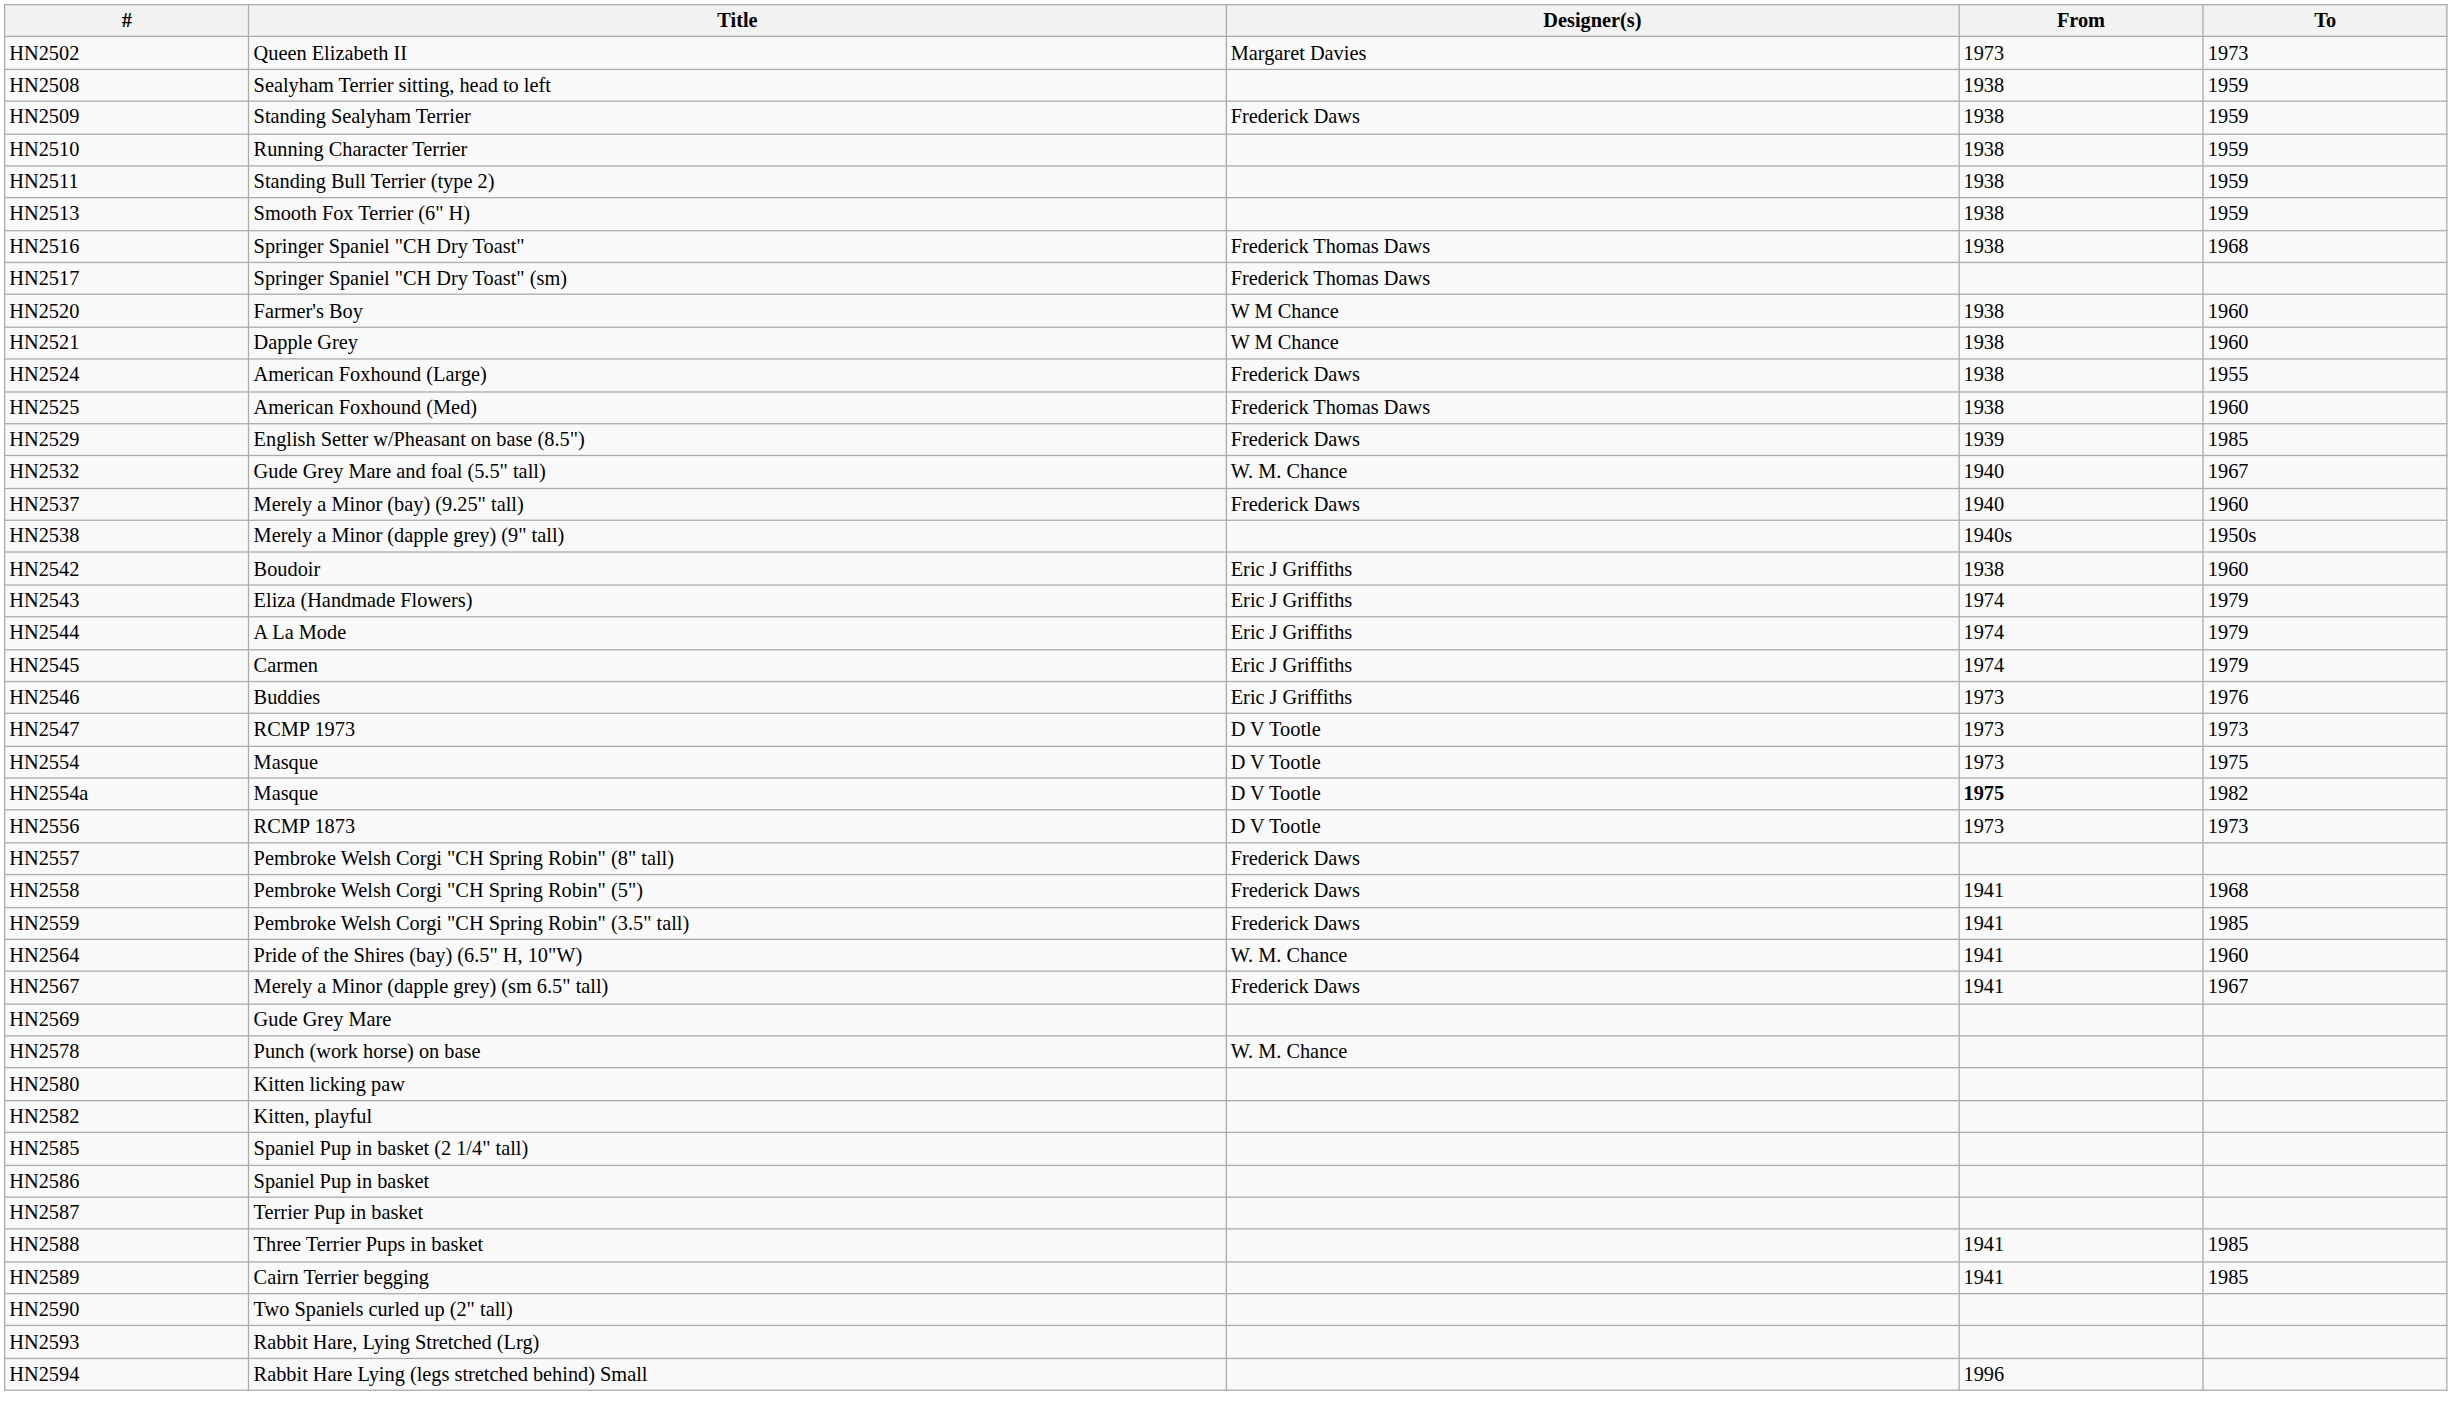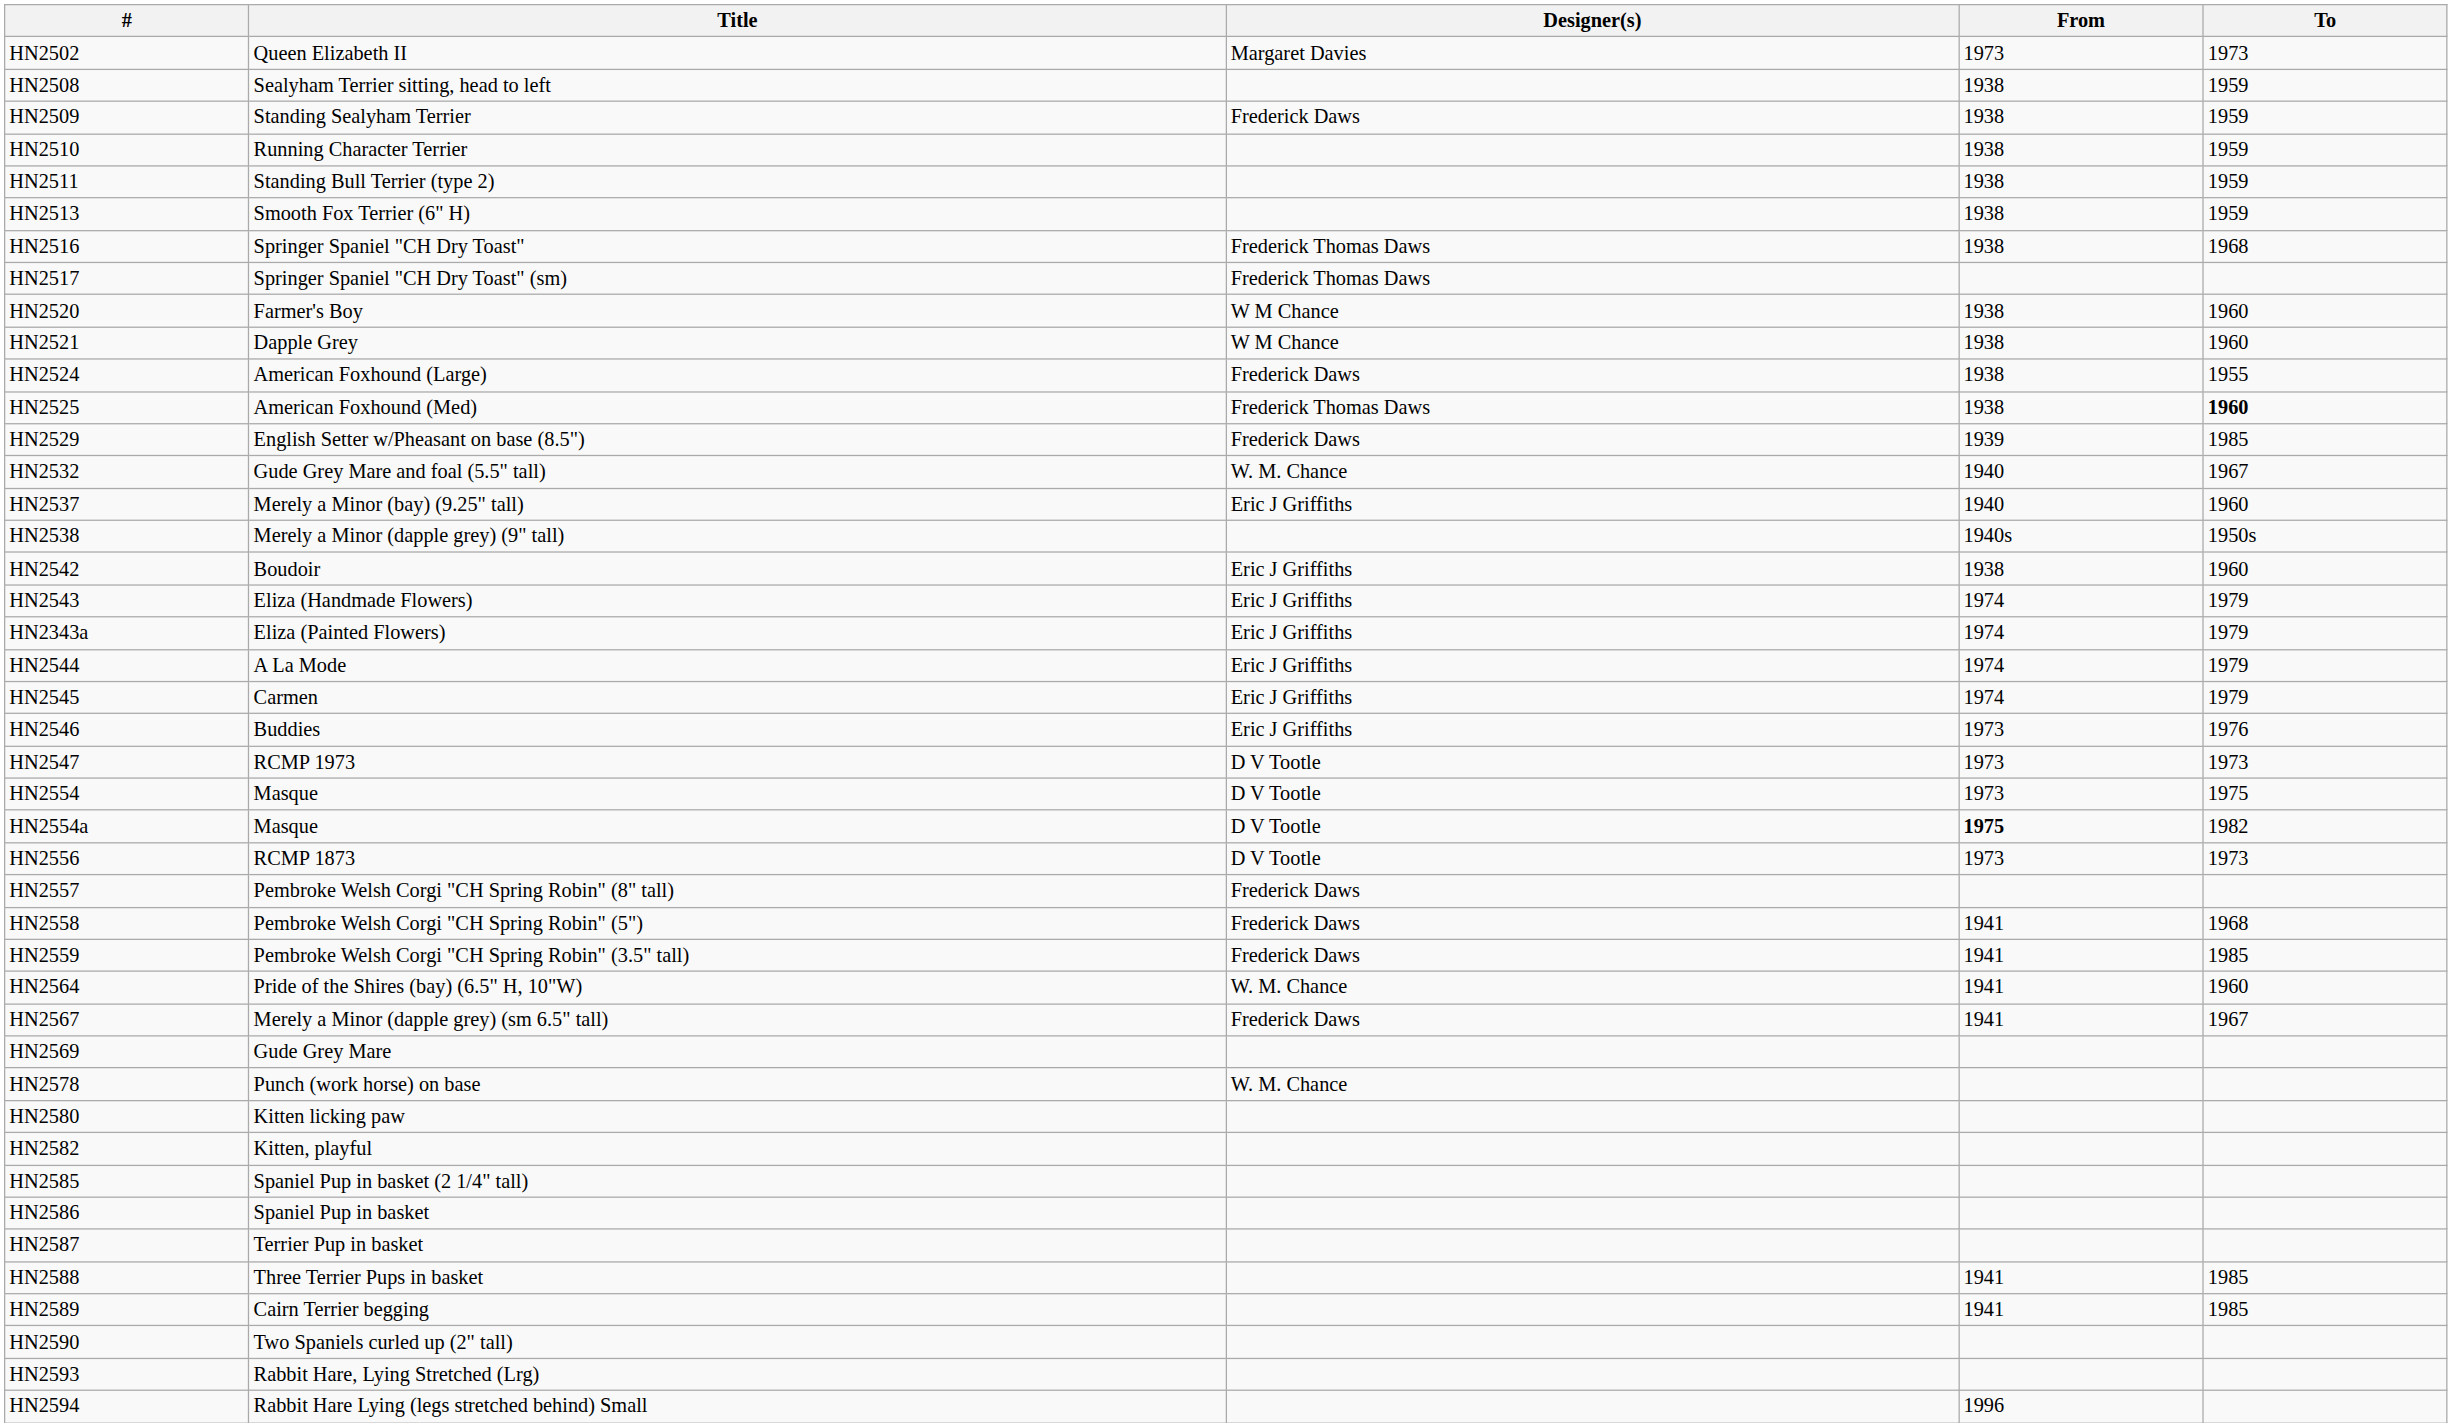(2228, 407) normal -> (2228, 407) bold
(1295, 504) Frederick Daws -> (1291, 504) Eric J Griffiths
+ row: (49, 632)
